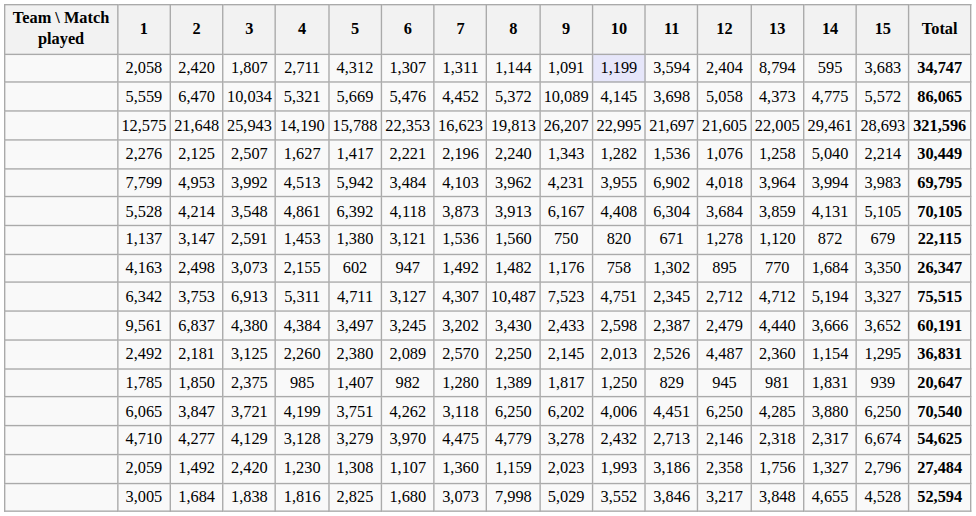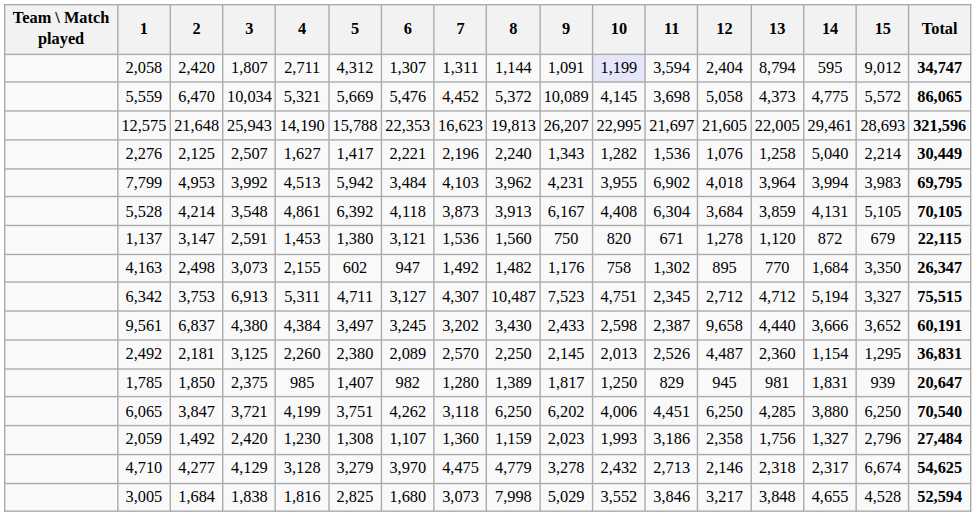(883, 67) 3,683 -> (883, 67) 9,012
(724, 325) 2,479 -> (724, 325) 9,658
rows swapped: (144, 468) <-> (144, 439)
